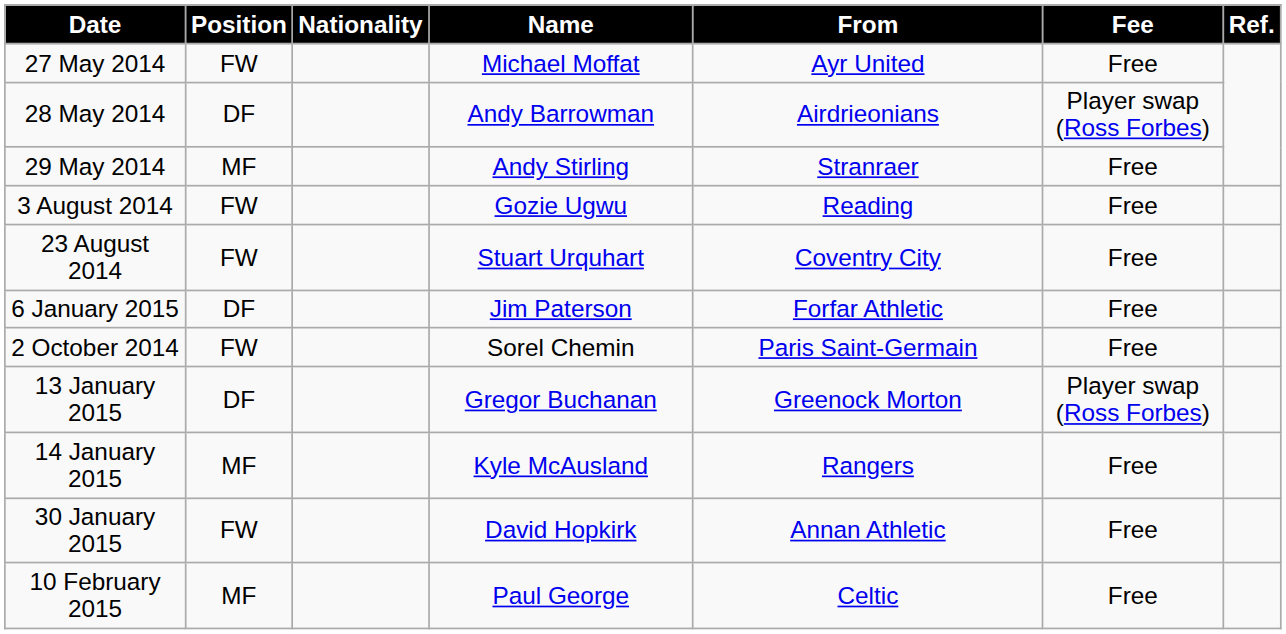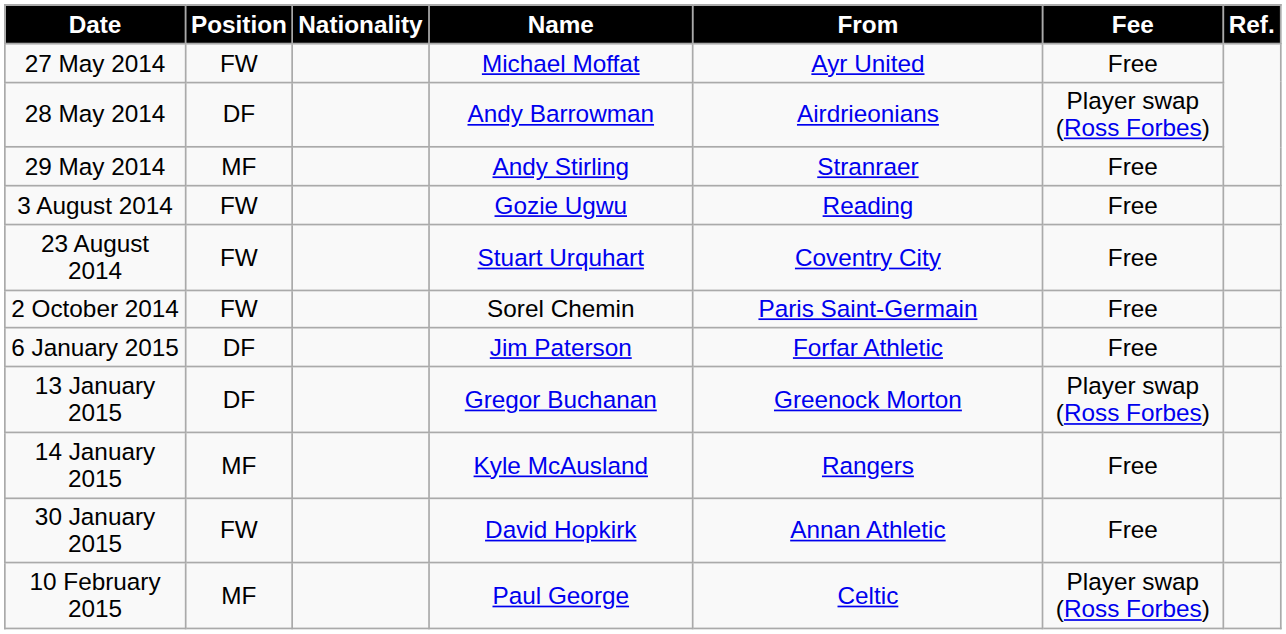rows swapped: (95, 348) <-> (95, 309)
(1133, 596) Free -> (1133, 596) Player swap (Ross Forbes)
